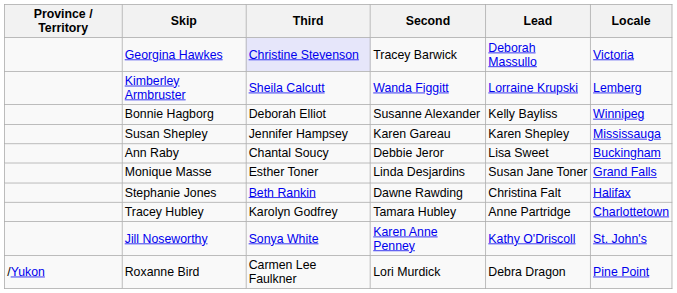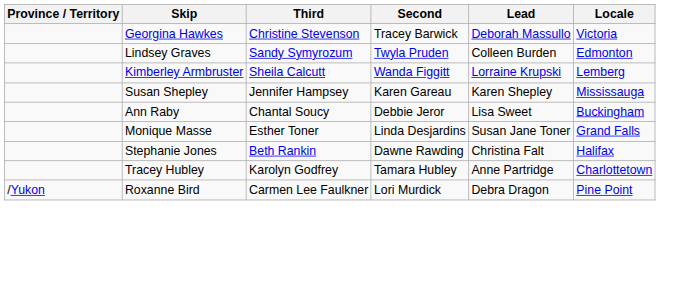(304, 54) lavender background -> (304, 33) no background
+ row: (168, 53)
- row: (169, 114)
- row: (166, 238)
